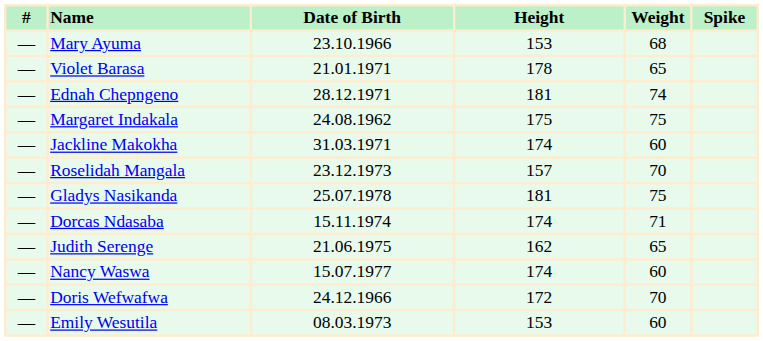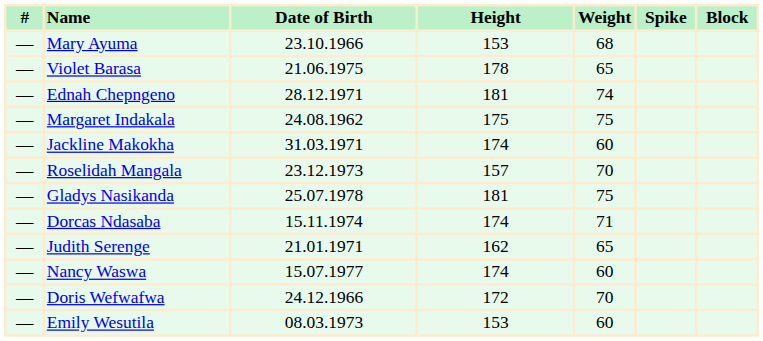+ column: (727, 17)
(352, 68) 21.01.1971 -> (324, 68) 21.06.1975
(352, 246) 21.06.1975 -> (324, 246) 21.01.1971
